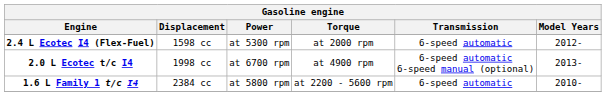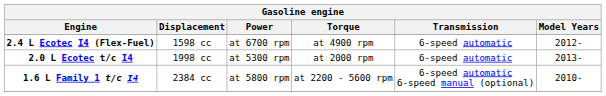(259, 42) at 5300 rpm -> (259, 42) at 6700 rpm
(343, 42) at 2000 rpm -> (343, 42) at 4900 rpm
(259, 63) at 6700 rpm -> (259, 57) at 5300 rpm
(343, 63) at 4900 rpm -> (343, 57) at 2000 rpm
(466, 63) 6-speed automatic 6-speed manual (optional) -> (466, 57) 6-speed automatic
(466, 83) 6-speed automatic -> (466, 78) 6-speed automatic 6-speed manual (optional)
